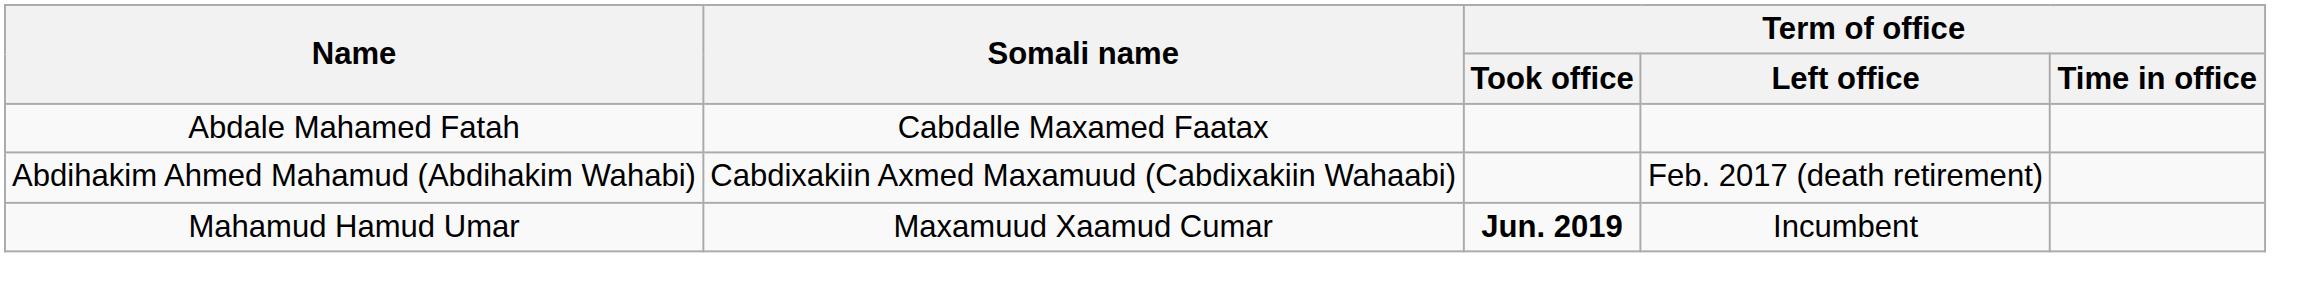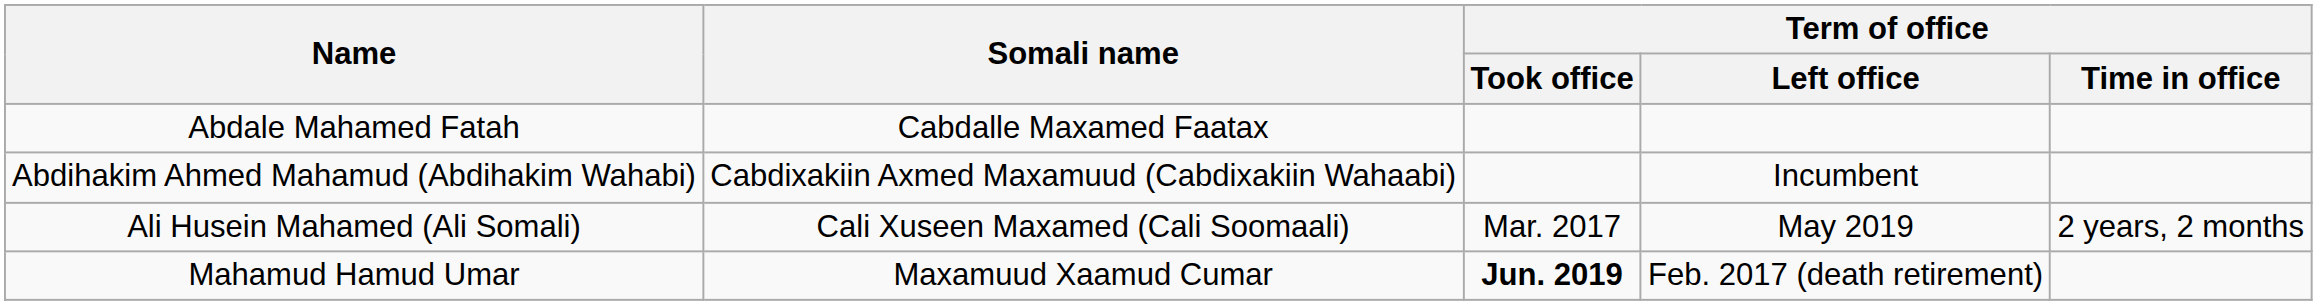(1846, 176) Feb. 2017 (death retirement) -> (1846, 176) Incumbent
+ row: (354, 226)
(1846, 226) Incumbent -> (1846, 275) Feb. 2017 (death retirement)
